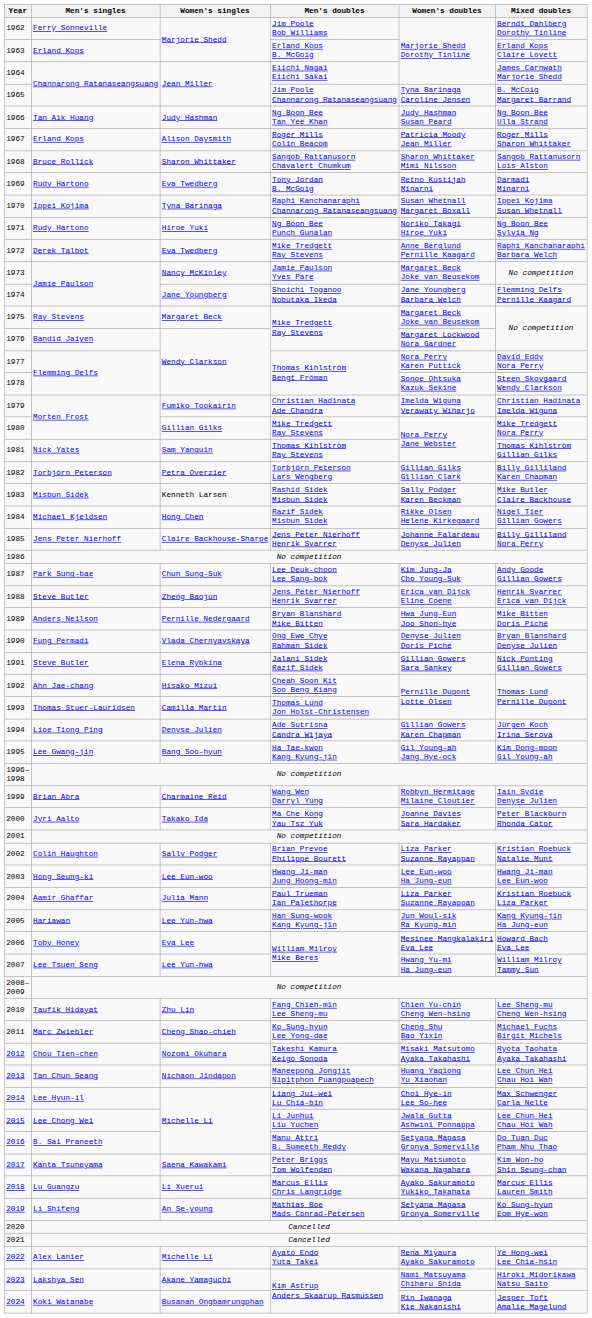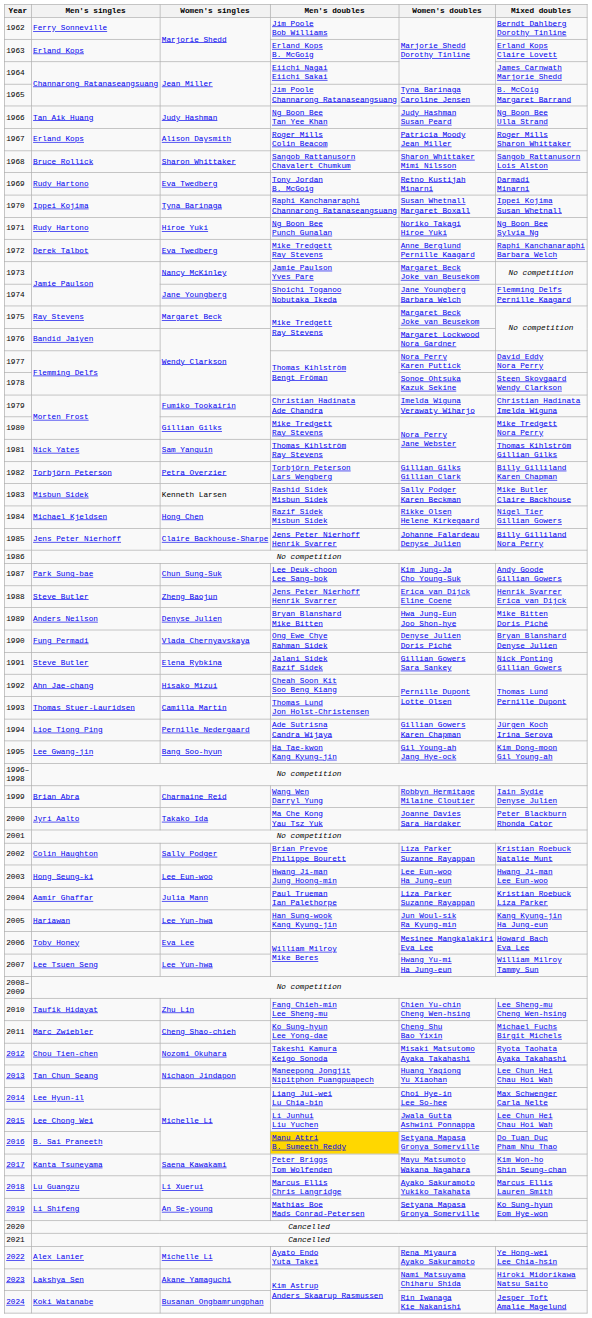(206, 619) Pernille Nedergaard -> (192, 619) Denyse Julien
(192, 730) Denyse Julien -> (206, 730) Pernille Nedergaard
(309, 1142) no background -> (309, 1142) gold background
